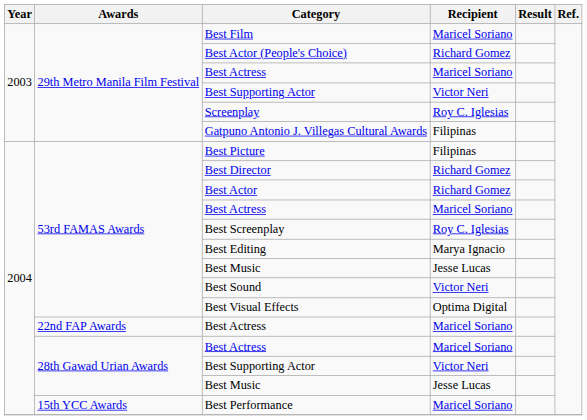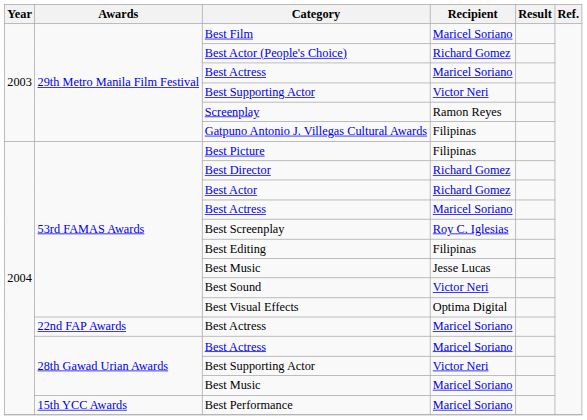(471, 111) Roy C. Iglesias -> (467, 111) Ramon Reyes
(469, 248) Marya Ignacio -> (454, 248) Filipinas
(462, 385) Jesse Lucas -> (473, 385) Maricel Soriano
